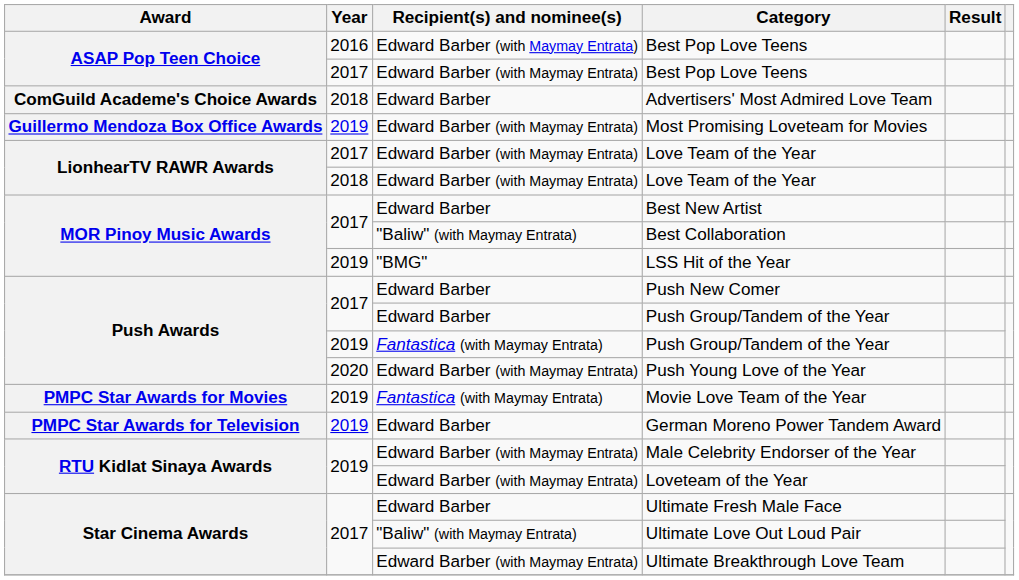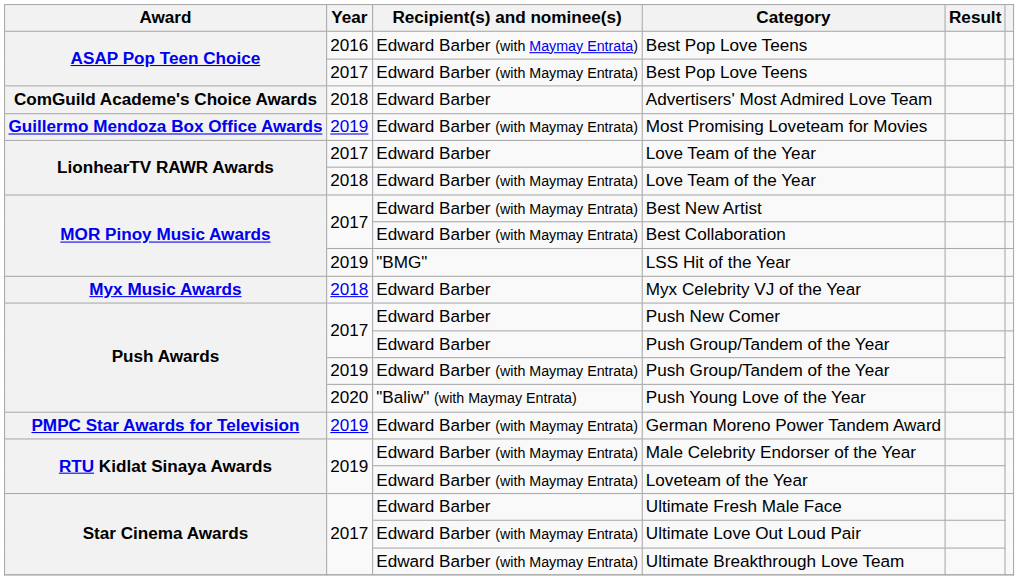(507, 153) Edward Barber (with Maymay Entrata) -> (433, 153) Edward Barber
(433, 208) Edward Barber -> (507, 208) Edward Barber (with Maymay Entrata)
(477, 235) "Baliw" (with Maymay Entrata) -> (507, 235) Edward Barber (with Maymay Entrata)
+ row: (349, 289)
(489, 343) Fantastica (with Maymay Entrata) -> (507, 371) Edward Barber (with Maymay Entrata)
(507, 371) Edward Barber (with Maymay Entrata) -> (477, 398) "Baliw" (with Maymay Entrata)
- row: (349, 398)
(433, 425) Edward Barber -> (507, 425) Edward Barber (with Maymay Entrata)
(477, 533) "Baliw" (with Maymay Entrata) -> (507, 533) Edward Barber (with Maymay Entrata)
